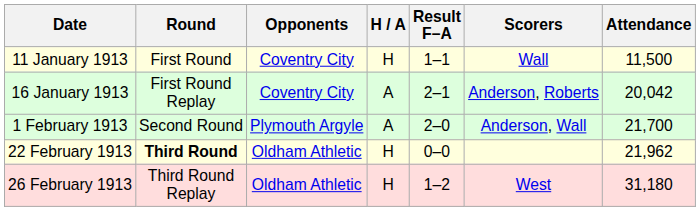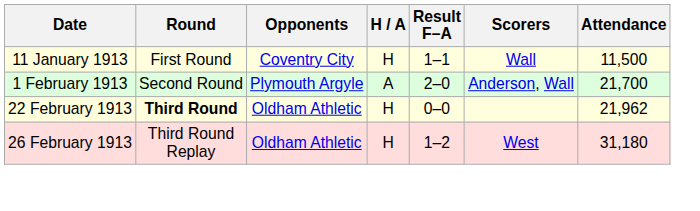- row: (70, 93)
